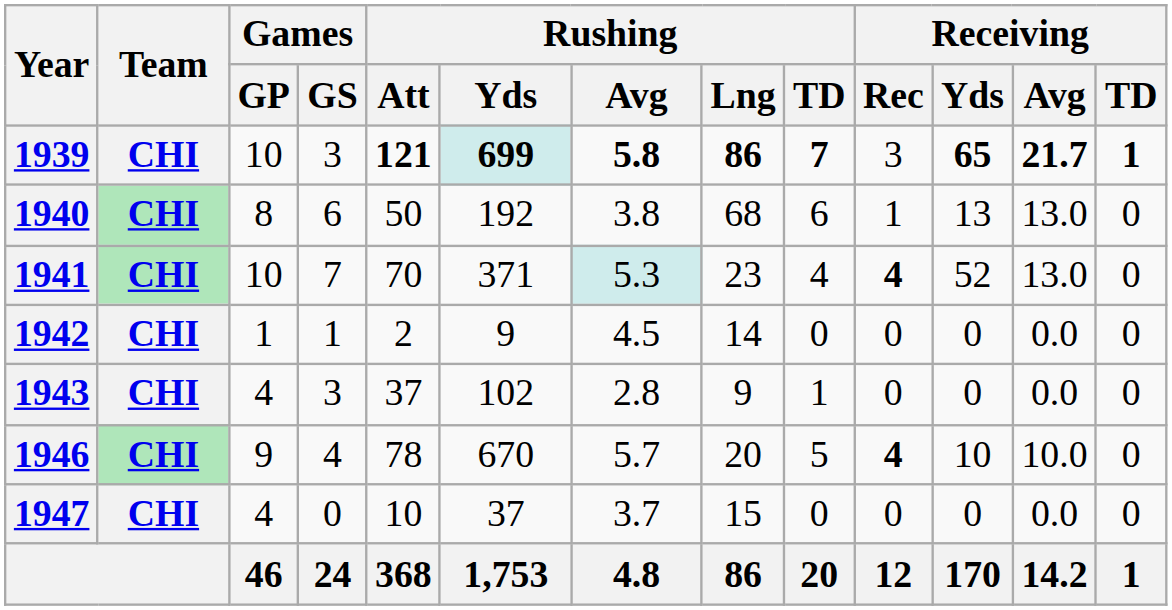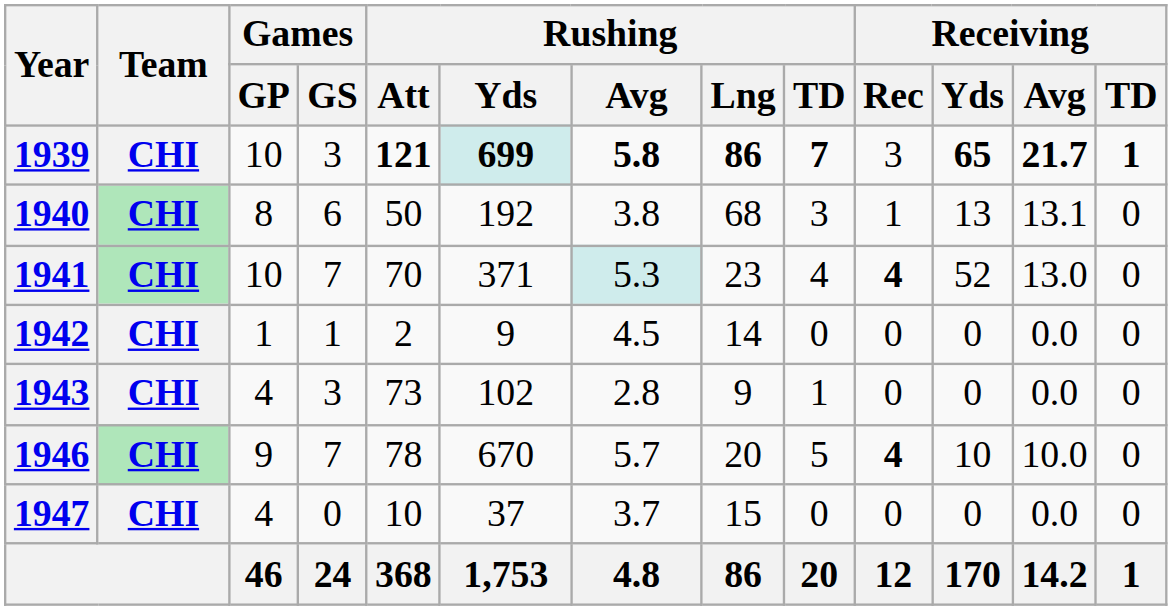(819, 214) 6 -> (819, 214) 3
(1055, 214) 13.0 -> (1055, 214) 13.1
(403, 393) 37 -> (403, 393) 73
(333, 453) 4 -> (333, 453) 7
